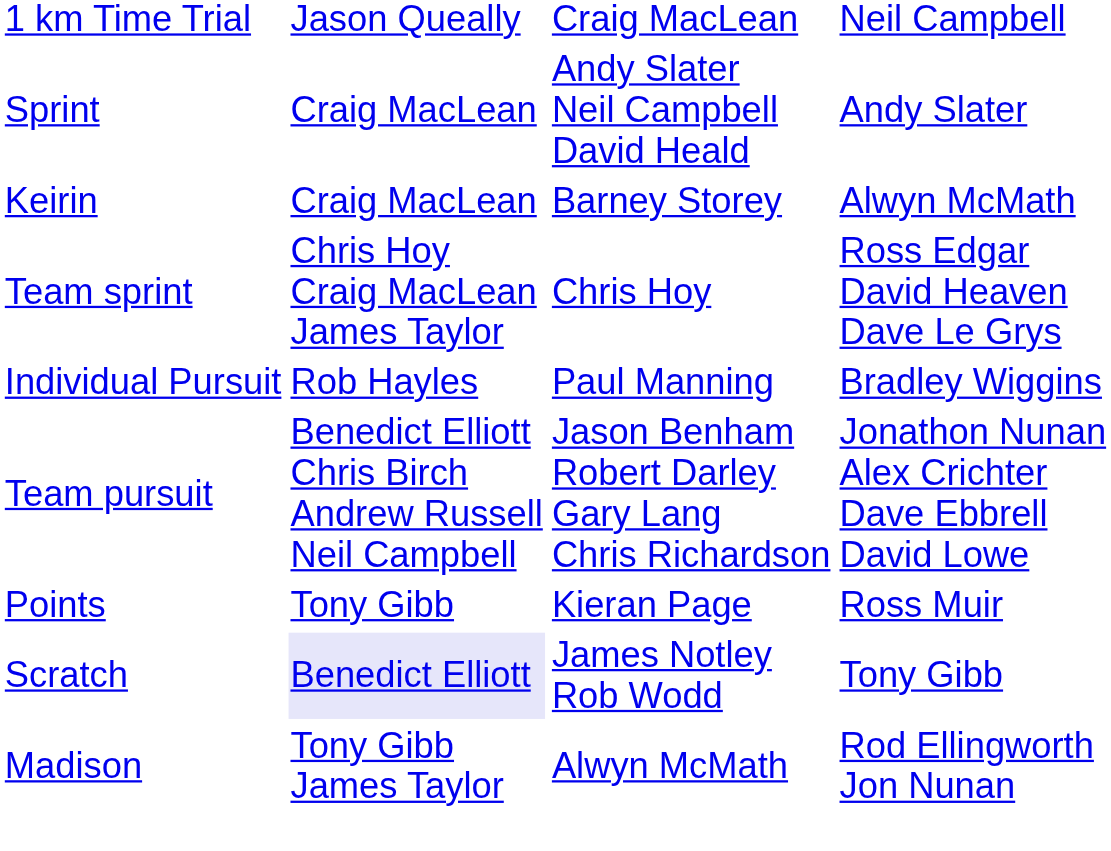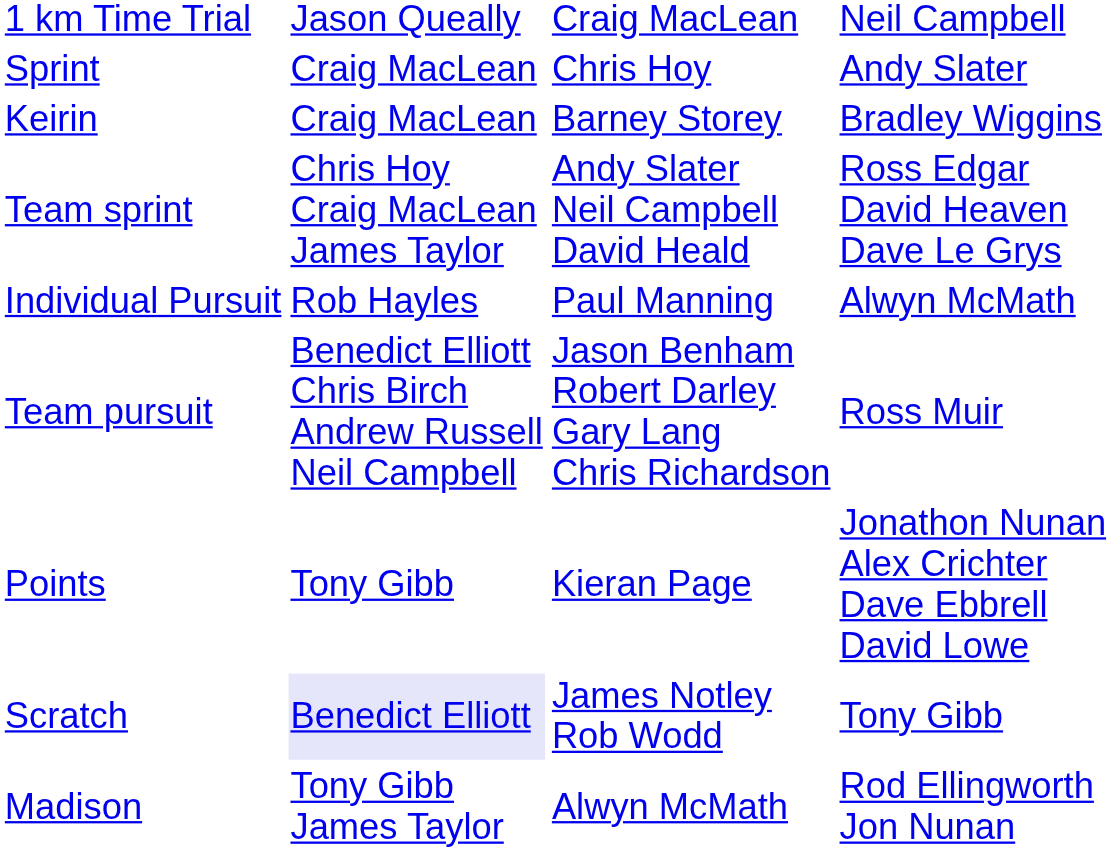(665, 109) Andy Slater Neil Campbell David Heald -> (632, 69) Chris Hoy
(958, 200) Alwyn McMath -> (971, 119) Bradley Wiggins
(632, 291) Chris Hoy -> (665, 209) Andy Slater Neil Campbell David Heald
(971, 382) Bradley Wiggins -> (958, 300) Alwyn McMath
(973, 493) Jonathon Nunan Alex Crichter Dave Ebbrell David Lowe -> (921, 411) Ross Muir
(921, 604) Ross Muir -> (973, 584) Jonathon Nunan Alex Crichter Dave Ebbrell David Lowe
